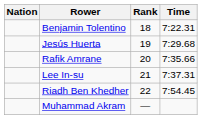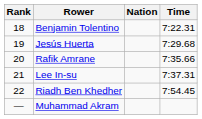columns swapped: (145, 12) <-> (22, 12)
